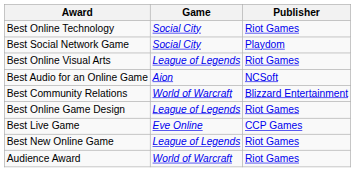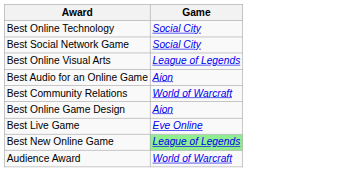- column: (296, 12)
(196, 110) League of Legends -> (163, 110) Aion
(196, 142) no background -> (196, 142) lightgreen background
